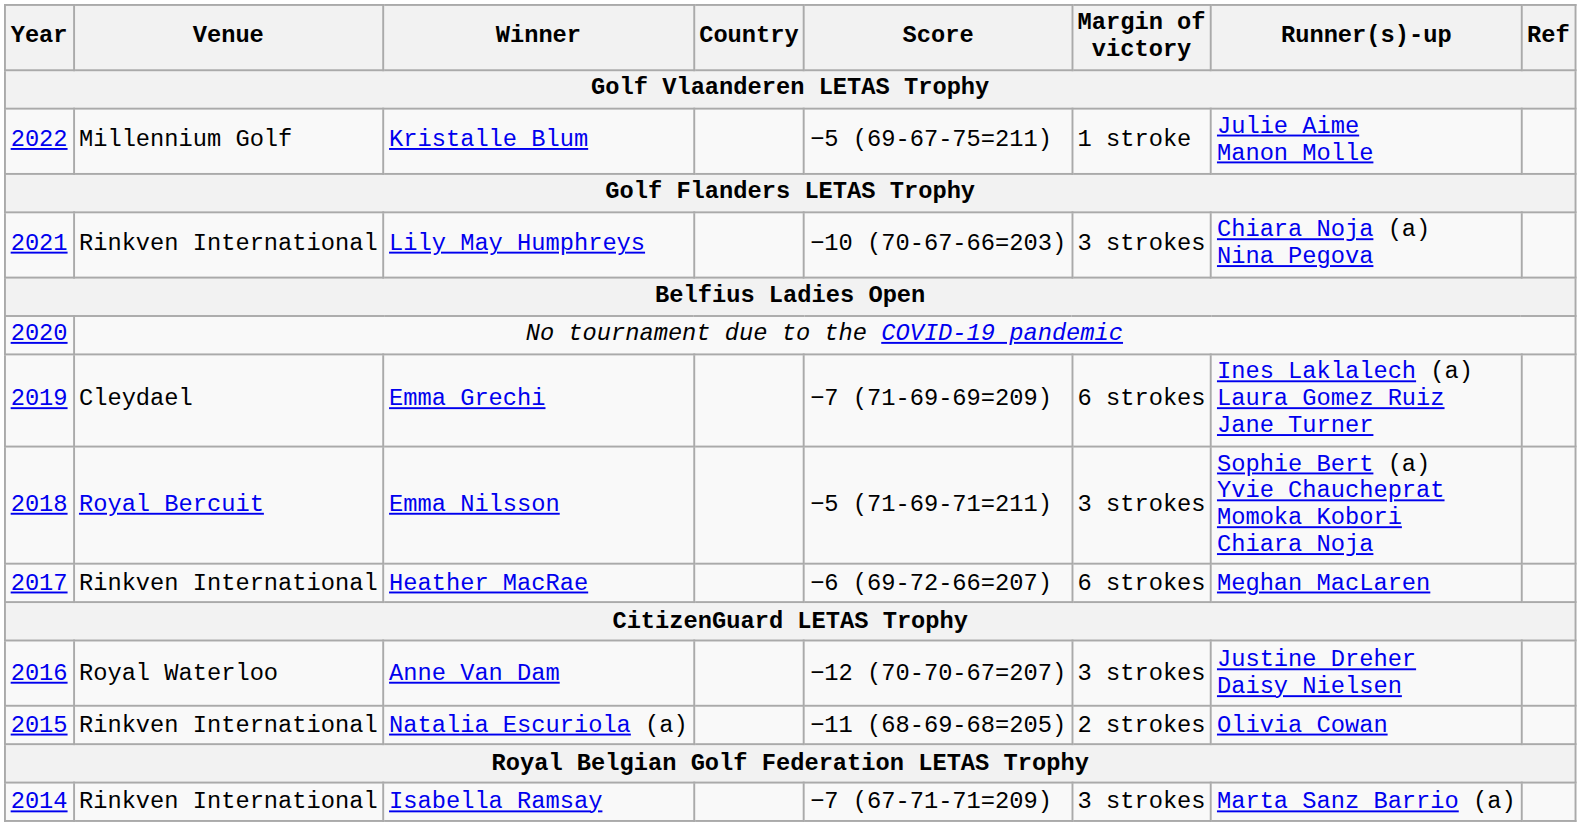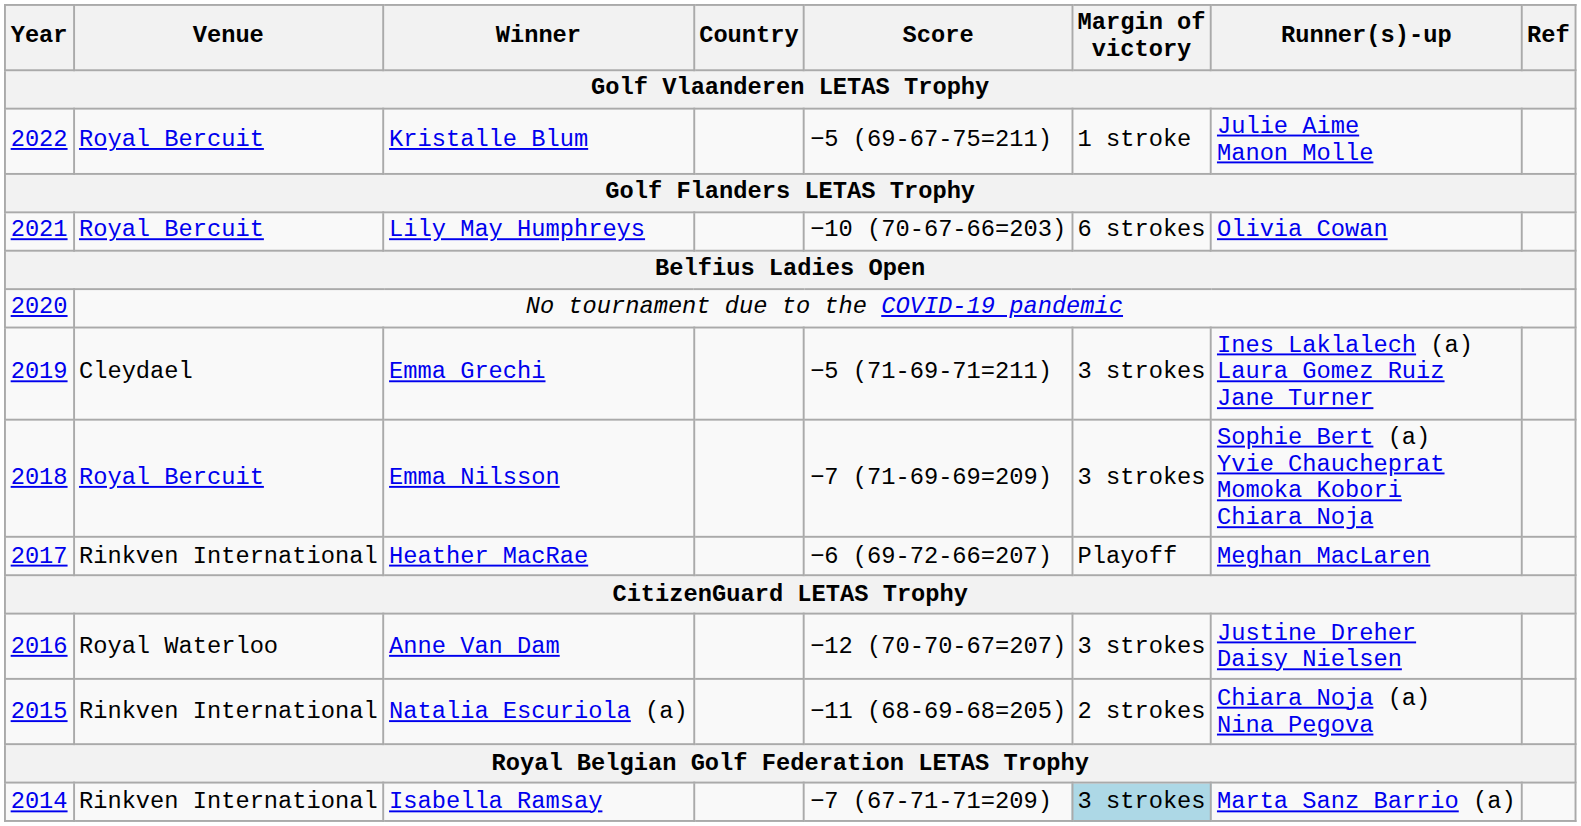(186, 141) Millennium Golf -> (171, 141) Royal Bercuit
(228, 245) Rinkven International -> (171, 231) Royal Bercuit
(1142, 245) 3 strokes -> (1142, 231) 6 strokes
(1324, 245) Chiara Noja (a) Nina Pegova -> (1302, 231) Olivia Cowan
(931, 400) −7 (71-69-69=209) -> (931, 373) −5 (71-69-71=211)
(1142, 400) 6 strokes -> (1142, 373) 3 strokes
(931, 505) −5 (71-69-71=211) -> (931, 479) −7 (71-69-69=209)
(1142, 584) 6 strokes -> (1127, 557) Playoff
(1302, 726) Olivia Cowan -> (1324, 712) Chiara Noja (a) Nina Pegova
(1142, 802) no background -> (1142, 802) lightblue background
